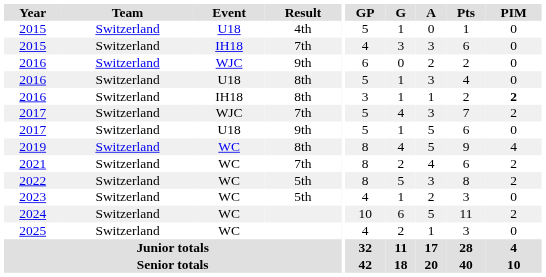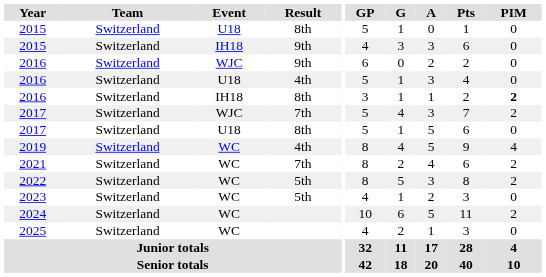(303, 29) 4th -> (303, 29) 8th
(303, 46) 7th -> (303, 46) 9th
(303, 79) 8th -> (303, 79) 4th
(303, 130) 9th -> (303, 130) 8th
(303, 146) 8th -> (303, 146) 4th
